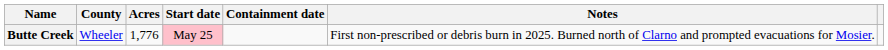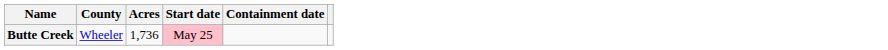- column: (602, 14)
(144, 34) 1,776 -> (144, 34) 1,736
